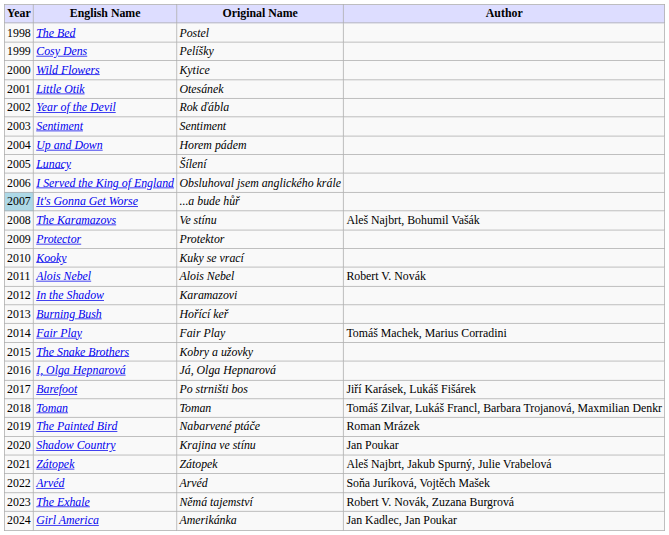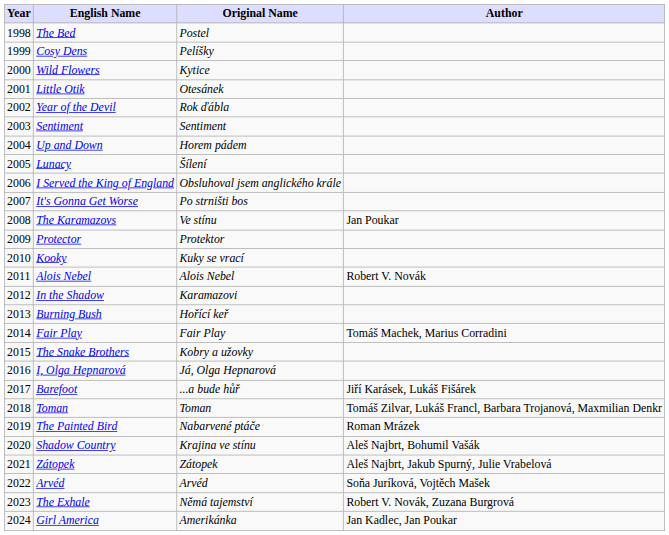(19, 201) lightblue background -> (19, 201) no background
(210, 201) ...a bude hůř -> (214, 201) Po strništi bos
(413, 220) Aleš Najbrt, Bohumil Vašák -> (373, 220) Jan Poukar
(214, 389) Po strništi bos -> (210, 389) ...a bude hůř
(373, 445) Jan Poukar -> (413, 445) Aleš Najbrt, Bohumil Vašák
